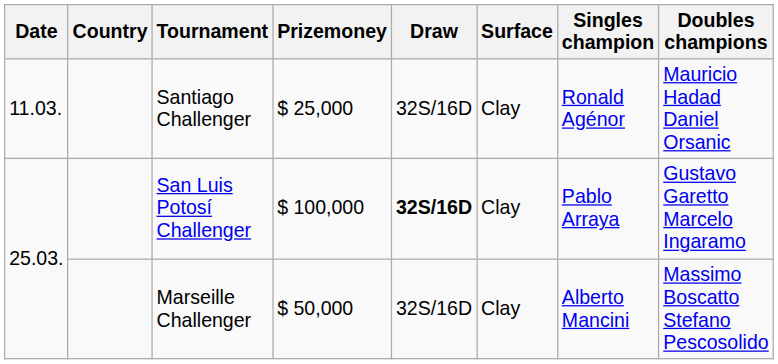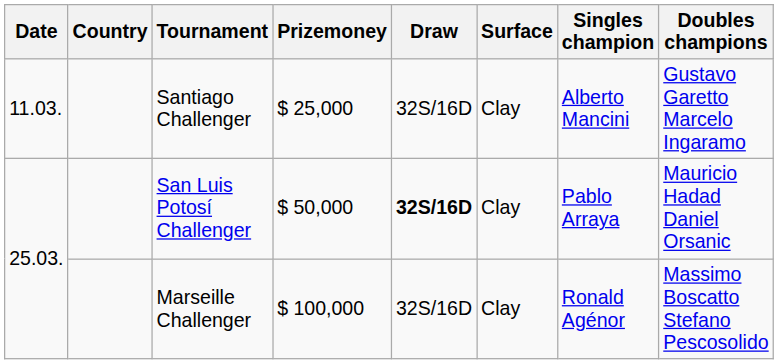(593, 108) Ronald Agénor -> (596, 108) Alberto Mancini
(700, 108) Mauricio Hadad Daniel Orsanic -> (705, 108) Gustavo Garetto Marcelo Ingaramo
(321, 208) $ 100,000 -> (315, 208) $ 50,000
(705, 208) Gustavo Garetto Marcelo Ingaramo -> (700, 208) Mauricio Hadad Daniel Orsanic
(315, 307) $ 50,000 -> (321, 307) $ 100,000
(596, 307) Alberto Mancini -> (593, 307) Ronald Agénor
